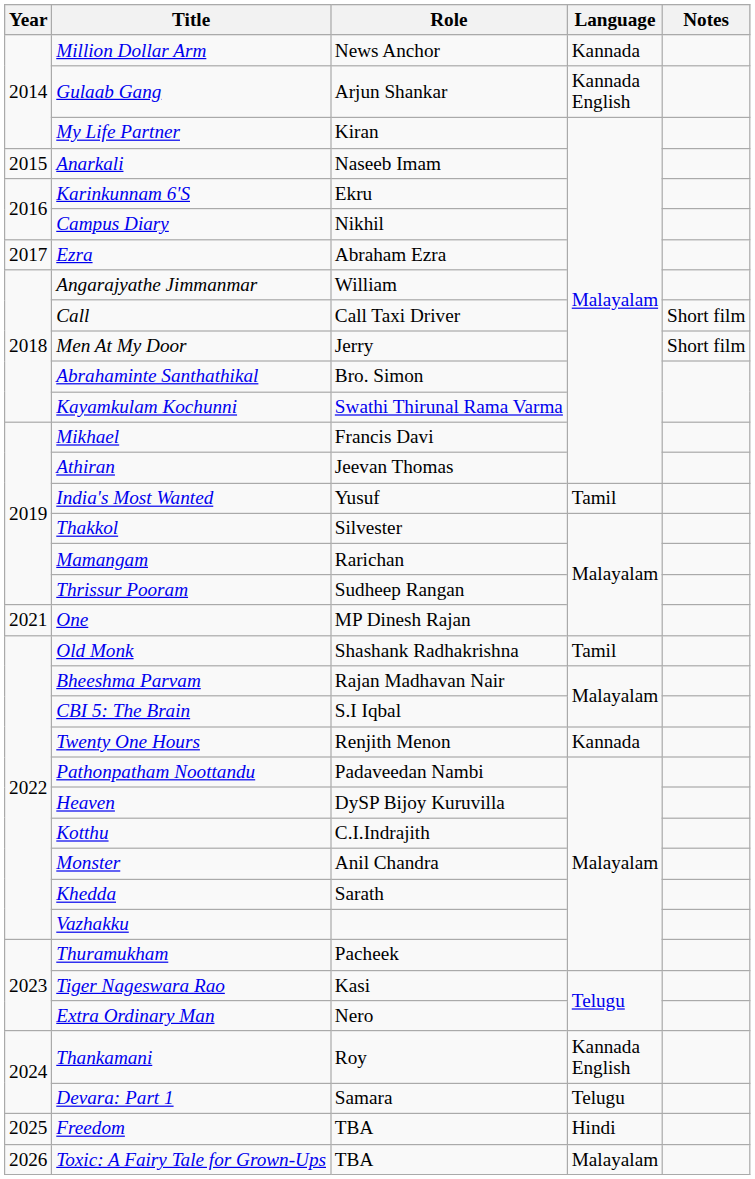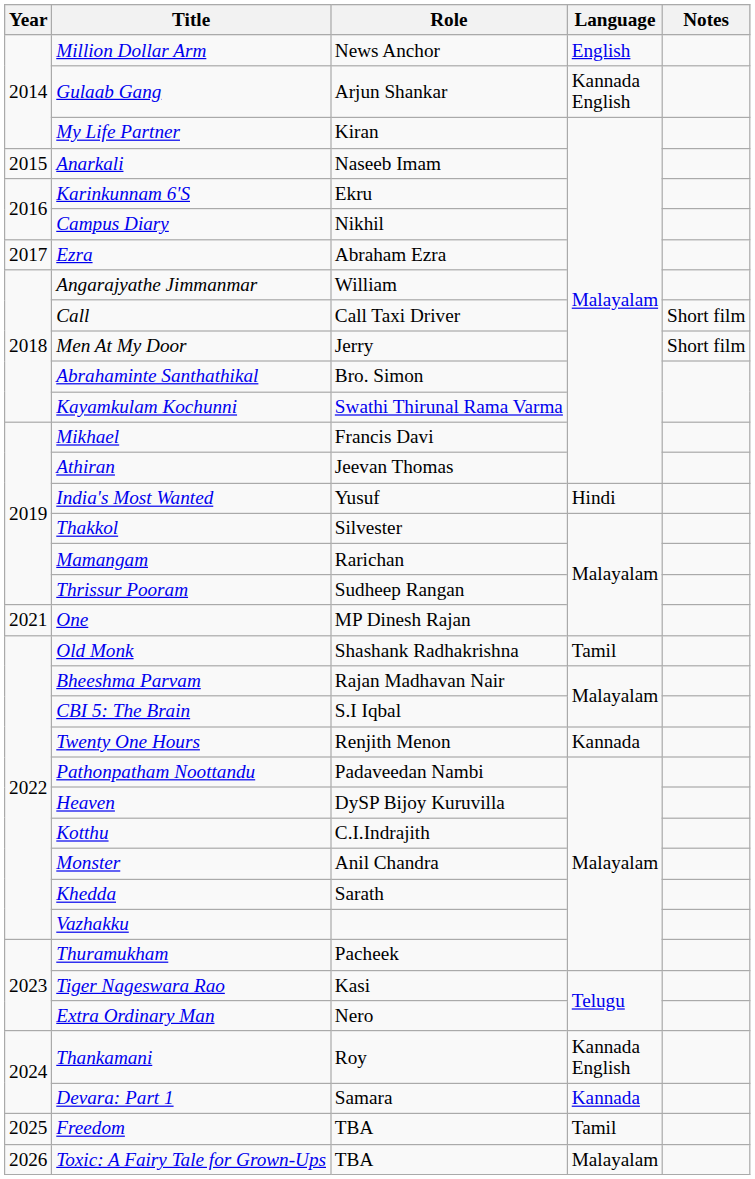(606, 50) Kannada -> (601, 50) English
(594, 498) Tamil -> (594, 498) Hindi
(598, 1098) Telugu -> (606, 1098) Kannada
(594, 1128) Hindi -> (594, 1128) Tamil
